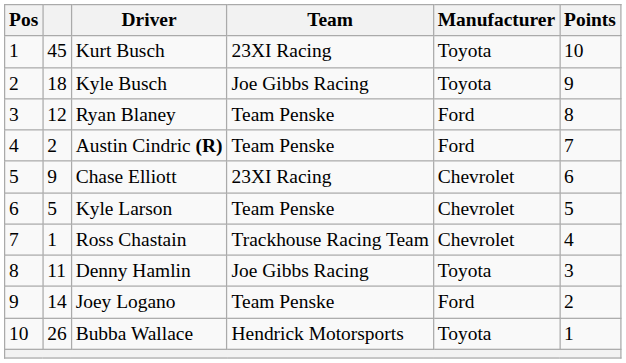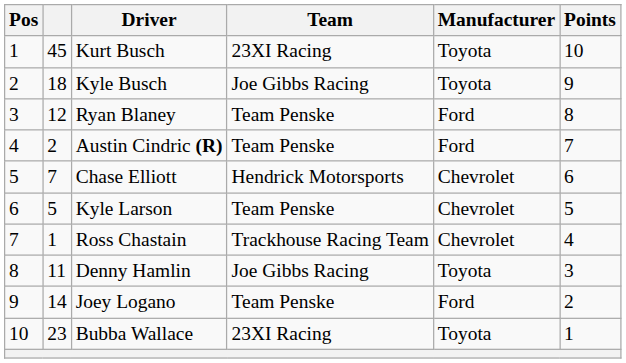(52, 176) 9 -> (52, 176) 7
(281, 176) 23XI Racing -> (318, 176) Hendrick Motorsports
(57, 332) 26 -> (57, 332) 23
(318, 332) Hendrick Motorsports -> (281, 332) 23XI Racing
